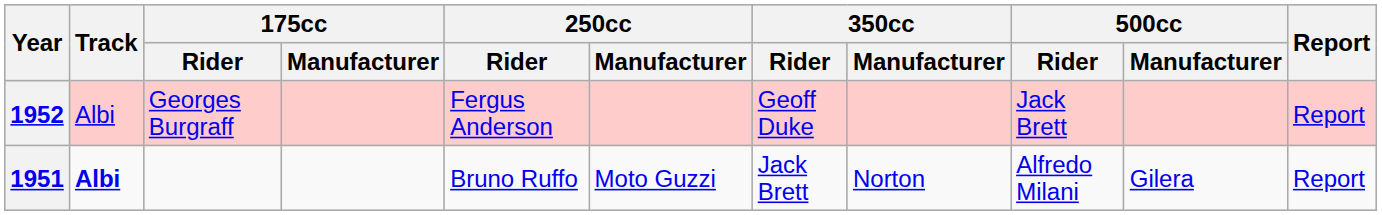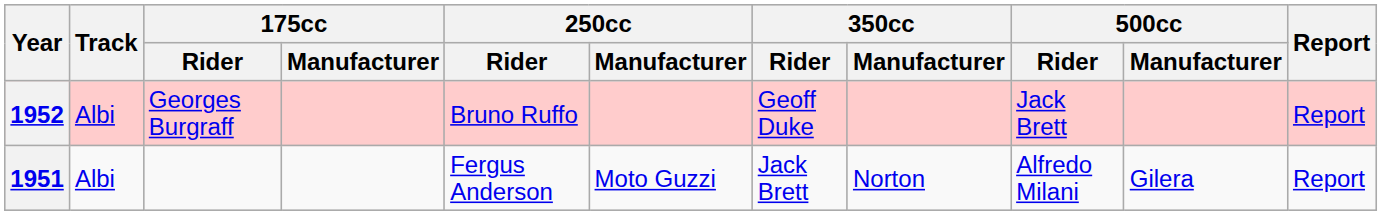(502, 113) Fergus Anderson -> (514, 113) Bruno Ruffo
(98, 178) bold -> (95, 178) normal
(514, 178) Bruno Ruffo -> (502, 178) Fergus Anderson
